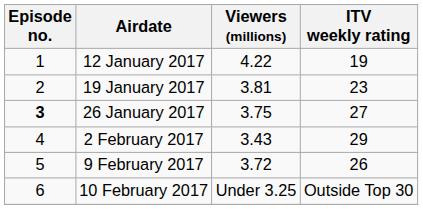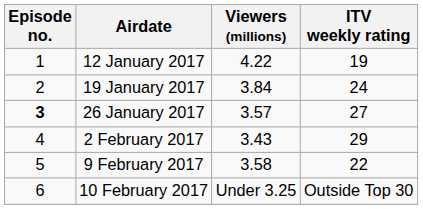(256, 87) 3.81 -> (256, 87) 3.84
(359, 87) 23 -> (359, 87) 24
(256, 113) 3.75 -> (256, 113) 3.57
(256, 165) 3.72 -> (256, 165) 3.58
(359, 165) 26 -> (359, 165) 22
